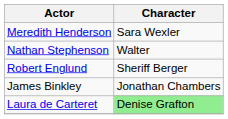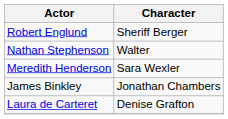rows swapped: (59, 31) <-> (47, 68)
(155, 104) lightgreen background -> (155, 104) no background
